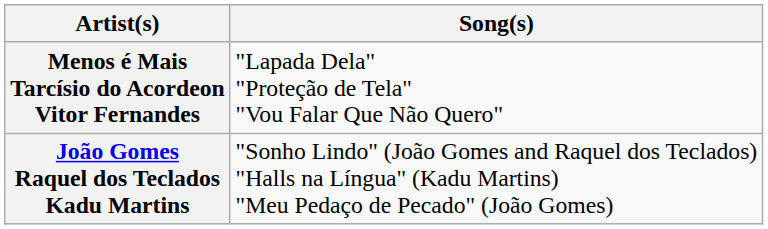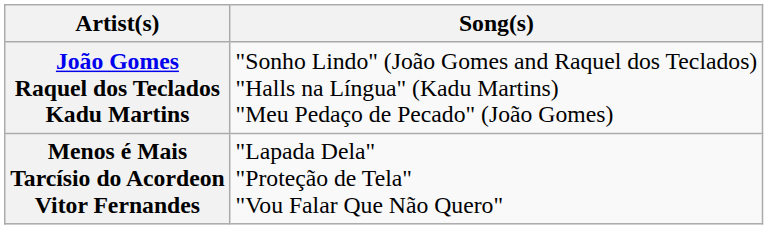rows swapped: (117, 178) <-> (117, 87)
